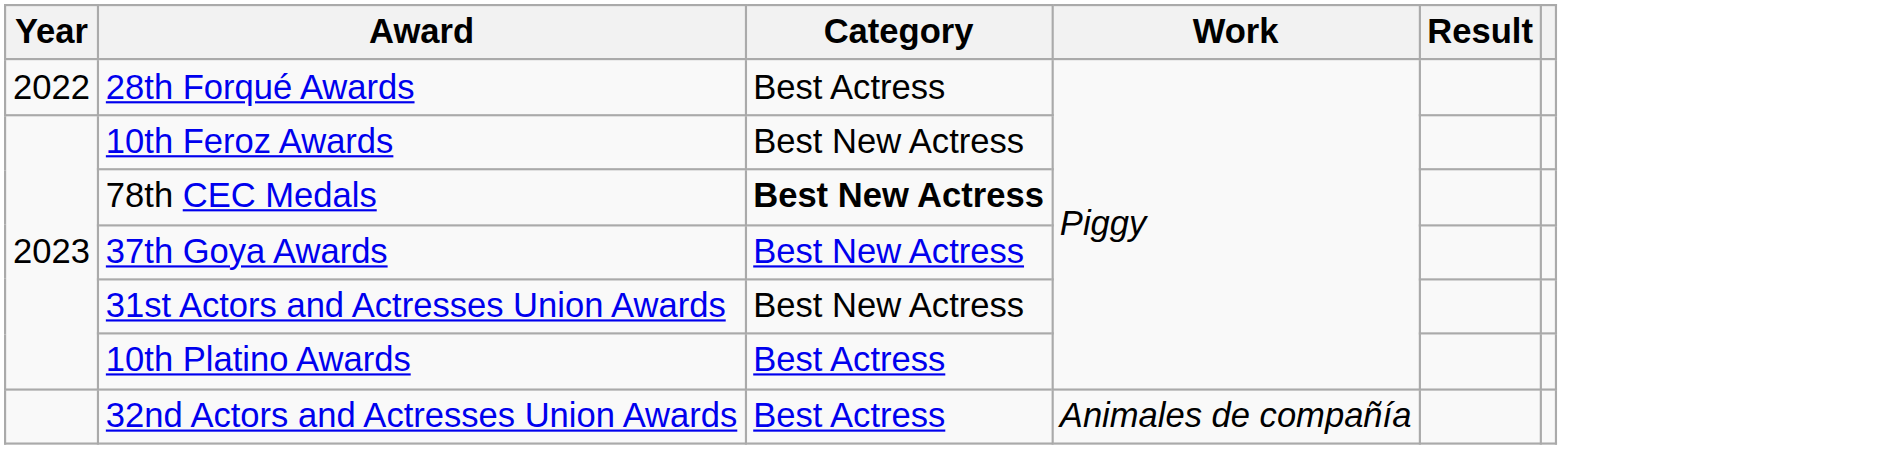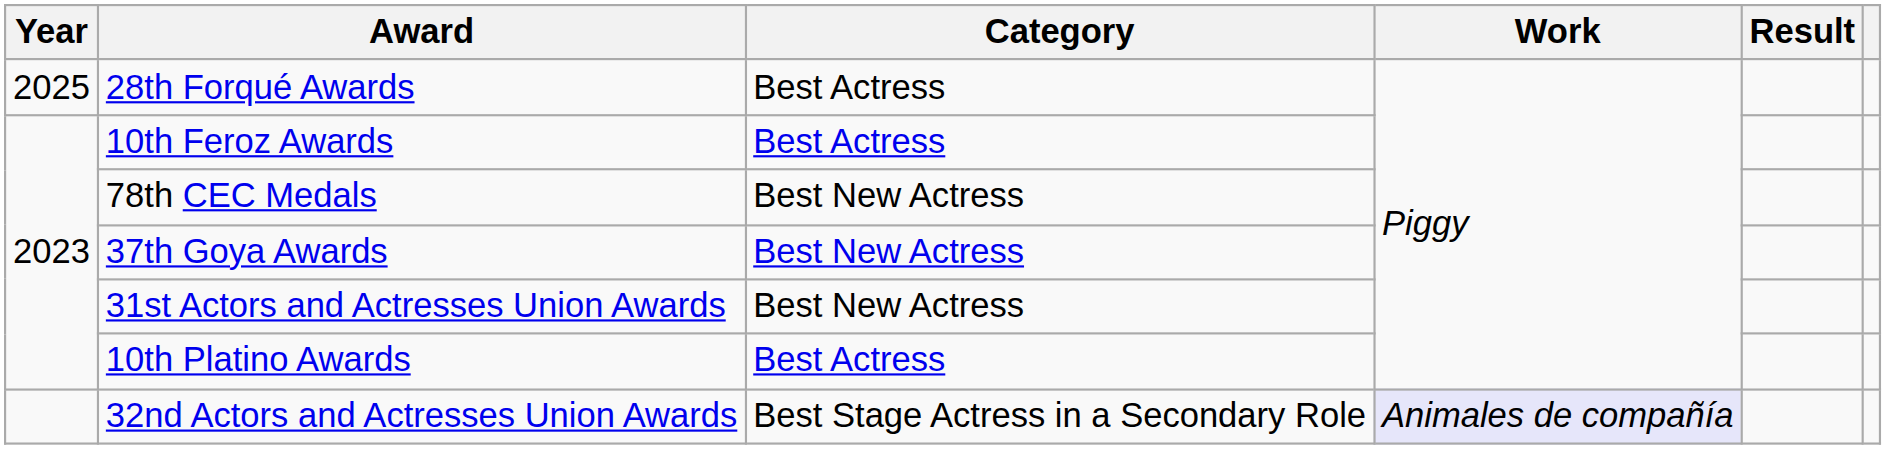(51, 86) 2022 -> (51, 86) 2025
(889, 141) Best New Actress -> (849, 141) Best Actress
(899, 196) bold -> (889, 196) normal
(849, 415) Best Actress -> (1060, 415) Best Stage Actress in a Secondary Role
(1236, 415) no background -> (1558, 415) lavender background
